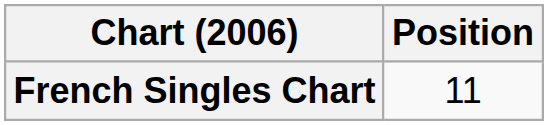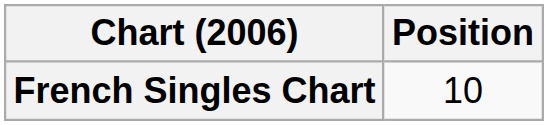(463, 90) 11 -> (463, 90) 10
